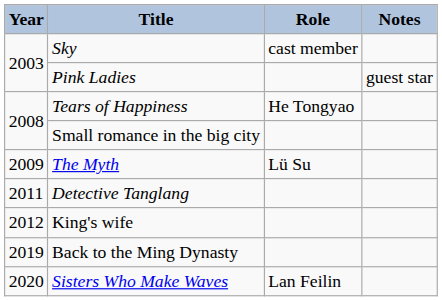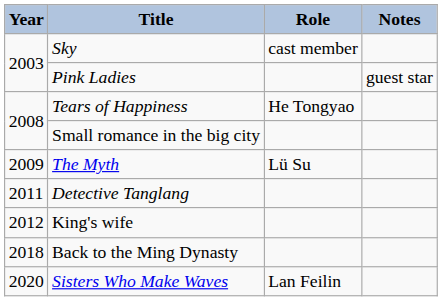(26, 251) 2019 -> (26, 251) 2018
